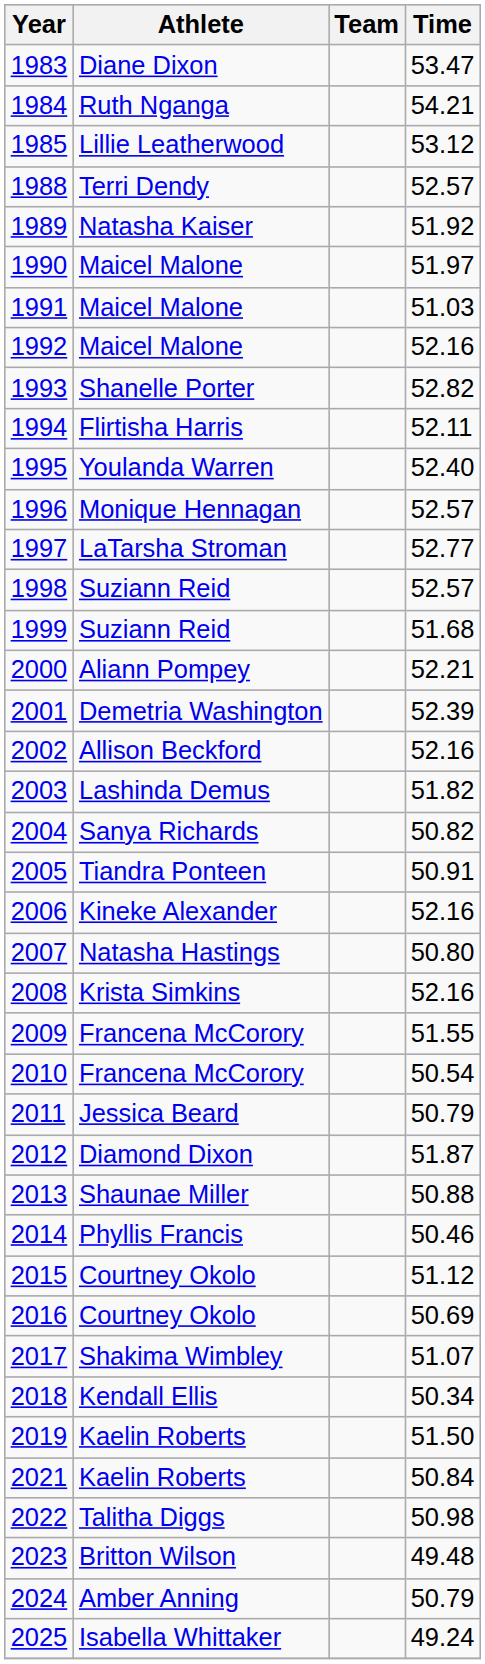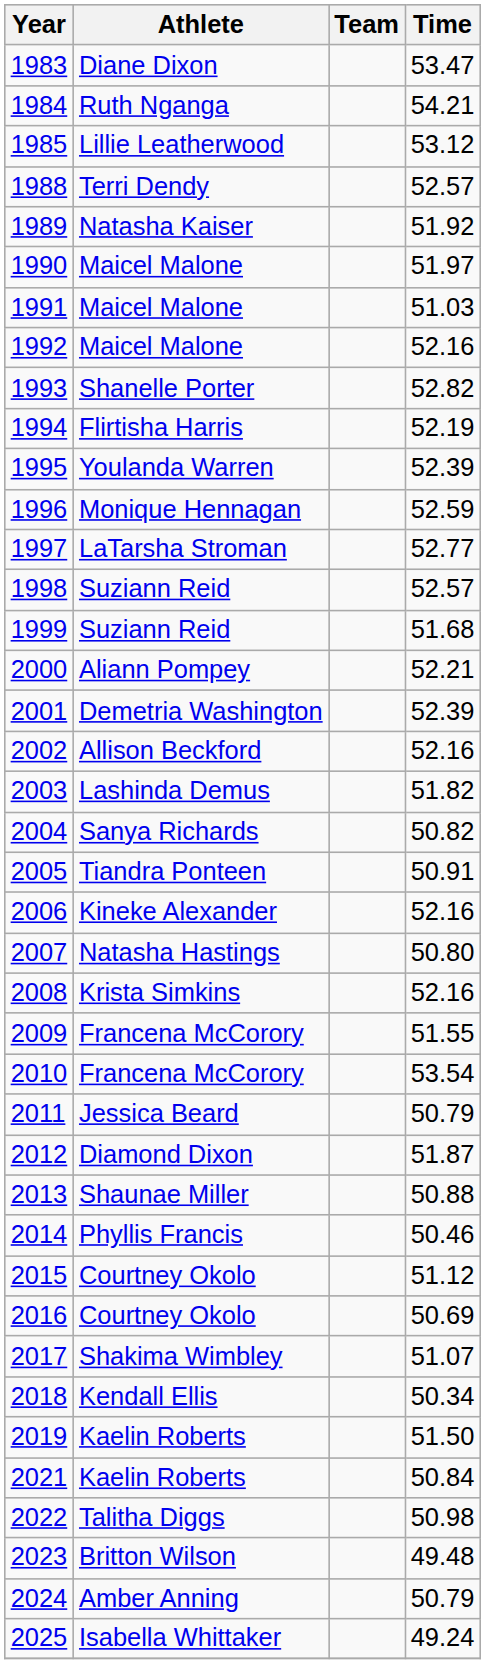(442, 428) 52.11 -> (443, 428) 52.19
(443, 468) 52.40 -> (443, 468) 52.39
(443, 508) 52.57 -> (443, 508) 52.59
(443, 1073) 50.54 -> (443, 1073) 53.54
